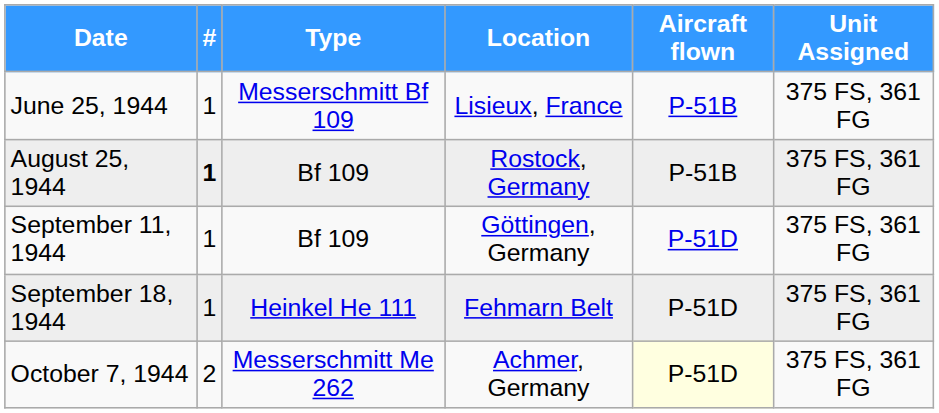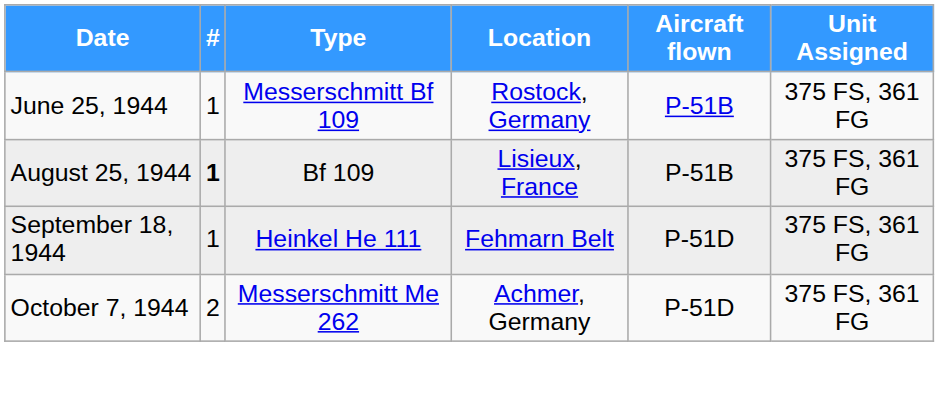(539, 105) Lisieux, France -> (540, 105) Rostock, Germany
(539, 172) Rostock, Germany -> (540, 172) Lisieux, France
- row: (91, 239)
(703, 374) lightyellow background -> (699, 307) no background
